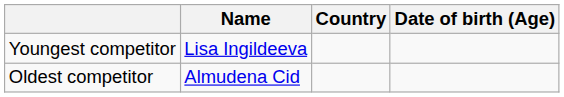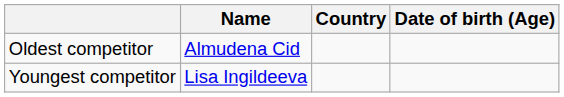rows swapped: (92, 48) <-> (81, 77)
